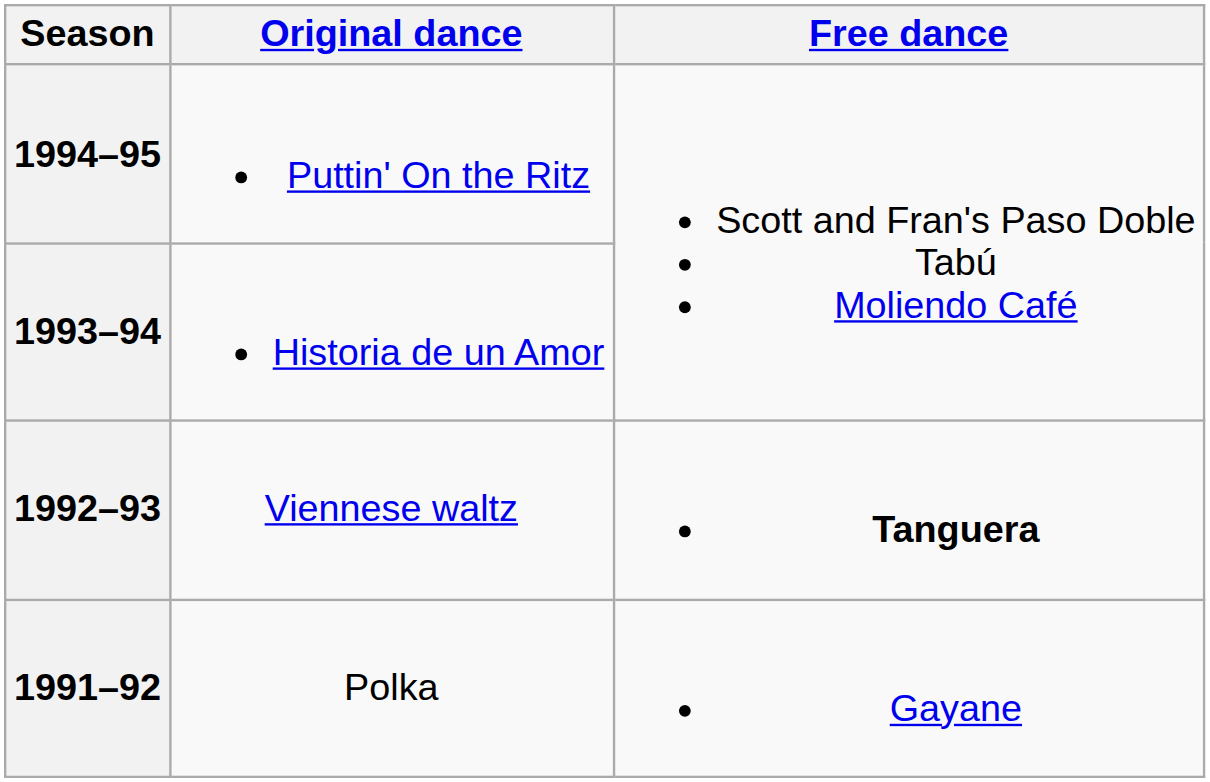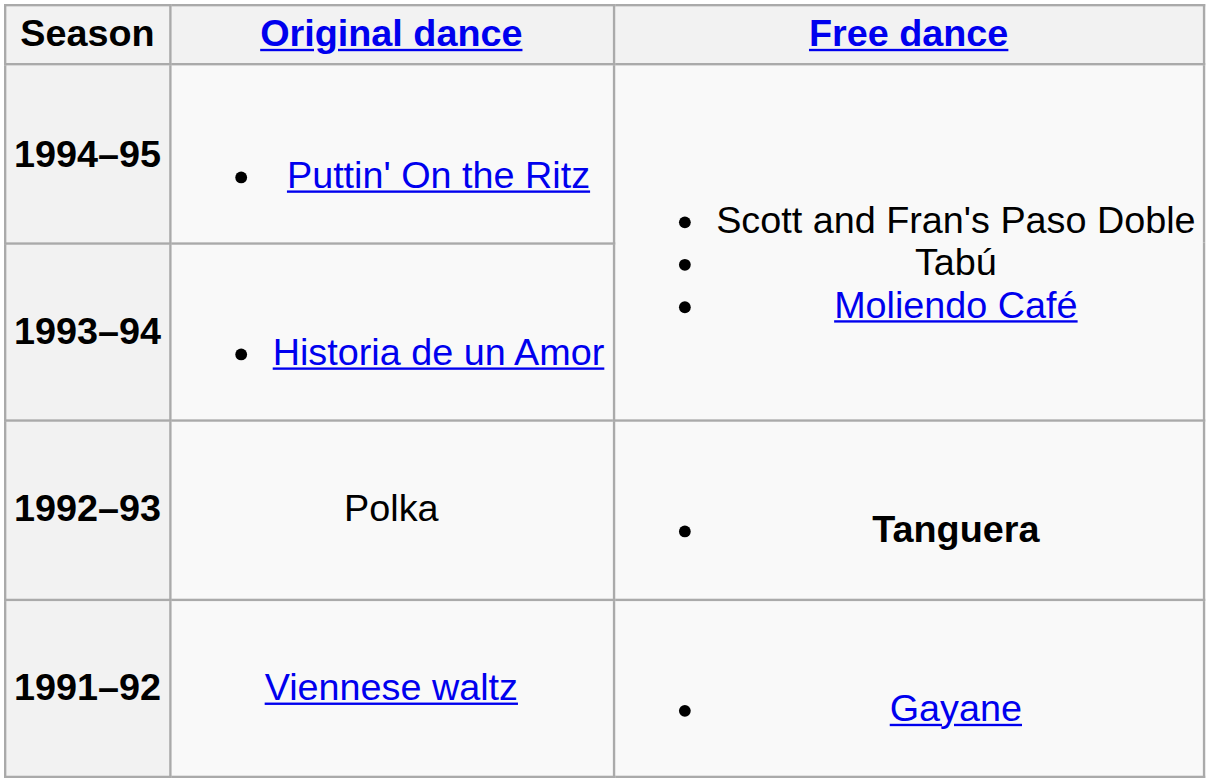(391, 509) Viennese waltz -> (391, 509) Polka
(391, 686) Polka -> (391, 686) Viennese waltz
